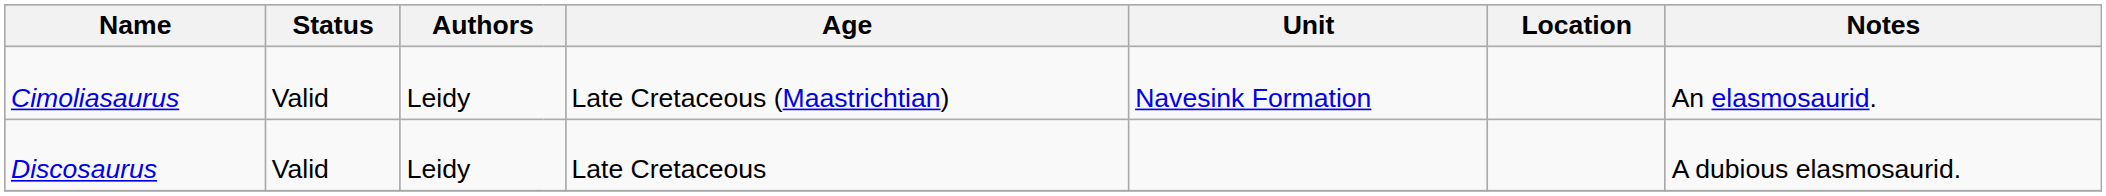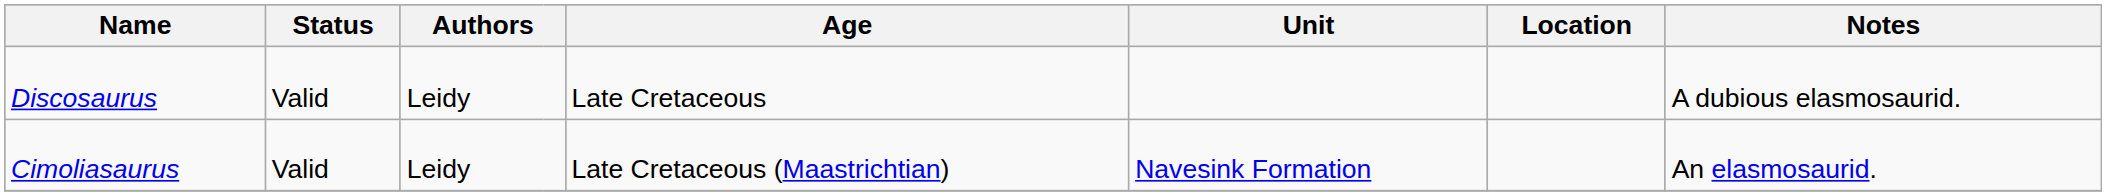rows swapped: (95, 97) <-> (84, 169)
